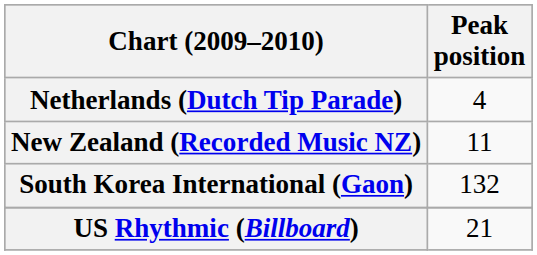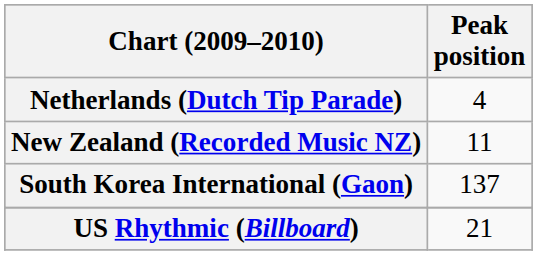(479, 185) 132 -> (479, 185) 137
